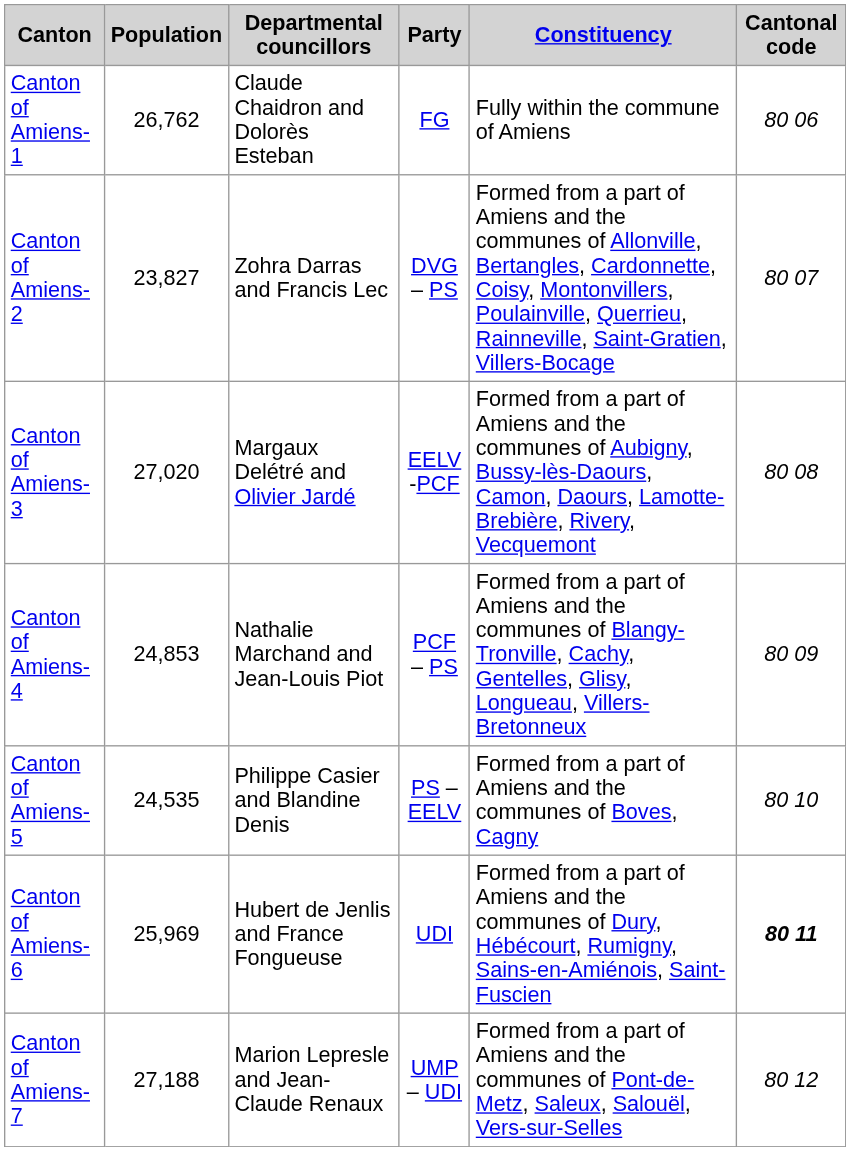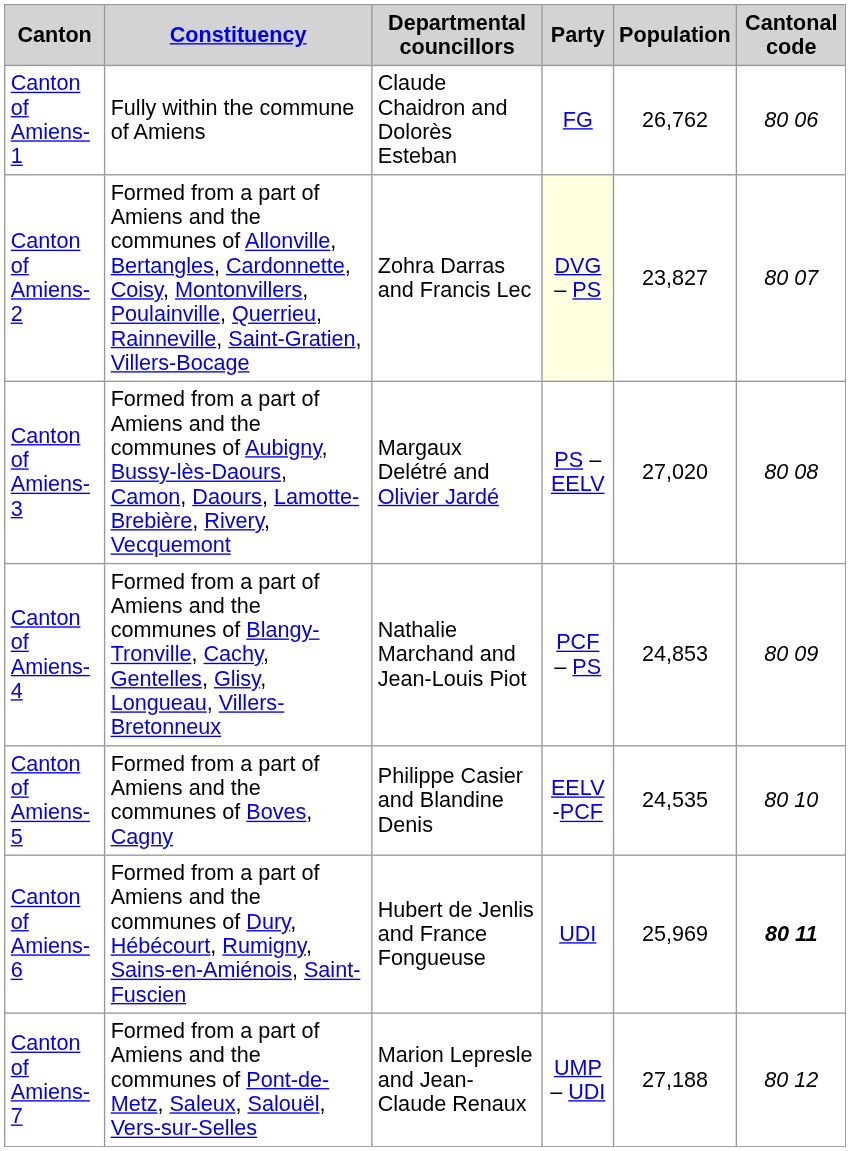columns swapped: (603, 34) <-> (166, 34)
(434, 277) no background -> (578, 277) lightyellow background
(434, 472) EELV -PCF -> (578, 472) PS – EELV
(434, 800) PS – EELV -> (578, 800) EELV -PCF
